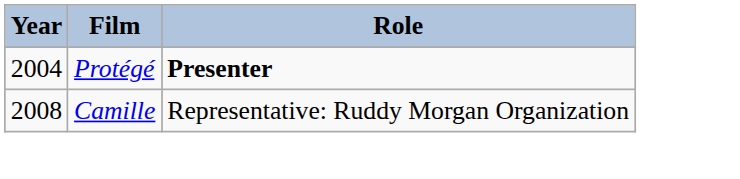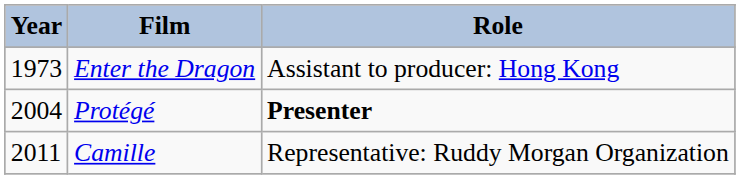+ row: (165, 68)
(36, 110) 2008 -> (36, 152) 2011
